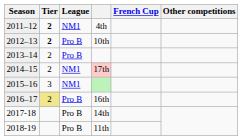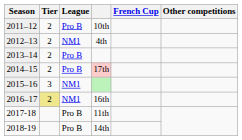(50, 25) bold -> (50, 25) normal
(71, 25) NM1 -> (72, 25) Pro B
(101, 25) 4th -> (101, 25) 10th
(50, 40) bold -> (50, 40) normal
(72, 40) Pro B -> (71, 40) NM1
(101, 40) 10th -> (101, 40) 4th
(71, 69) NM1 -> (72, 69) Pro B
(72, 98) Pro B -> (71, 98) NM1
(101, 113) 14th -> (101, 113) 11th
(101, 128) 11th -> (101, 128) 14th
